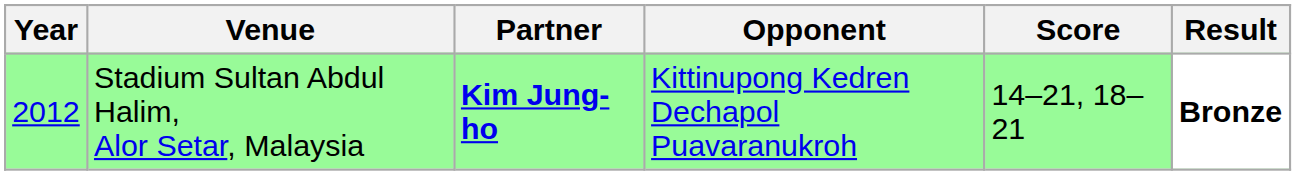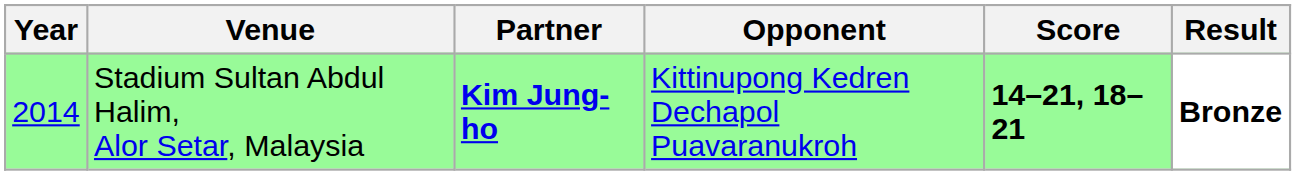(46, 111) 2012 -> (46, 111) 2014
(1067, 111) normal -> (1067, 111) bold
